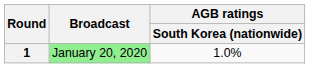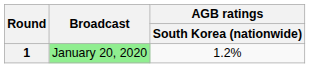(227, 53) 1.0% -> (227, 53) 1.2%
